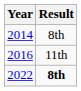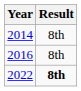(56, 55) 11th -> (56, 55) 8th
